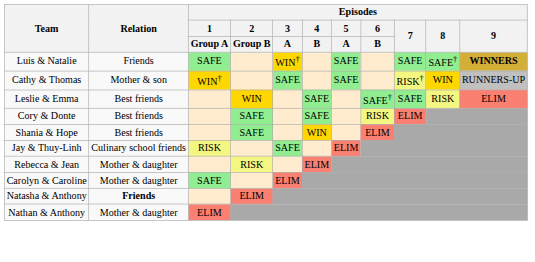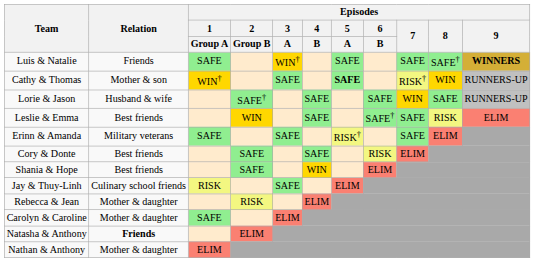(346, 80) normal -> (347, 80) bold
+ row: (47, 99)
+ row: (47, 136)
